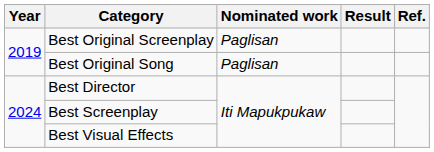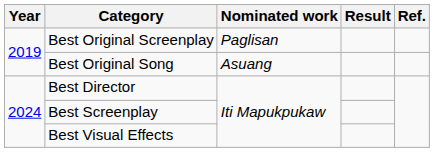(250, 64) Paglisan -> (246, 64) Asuang
